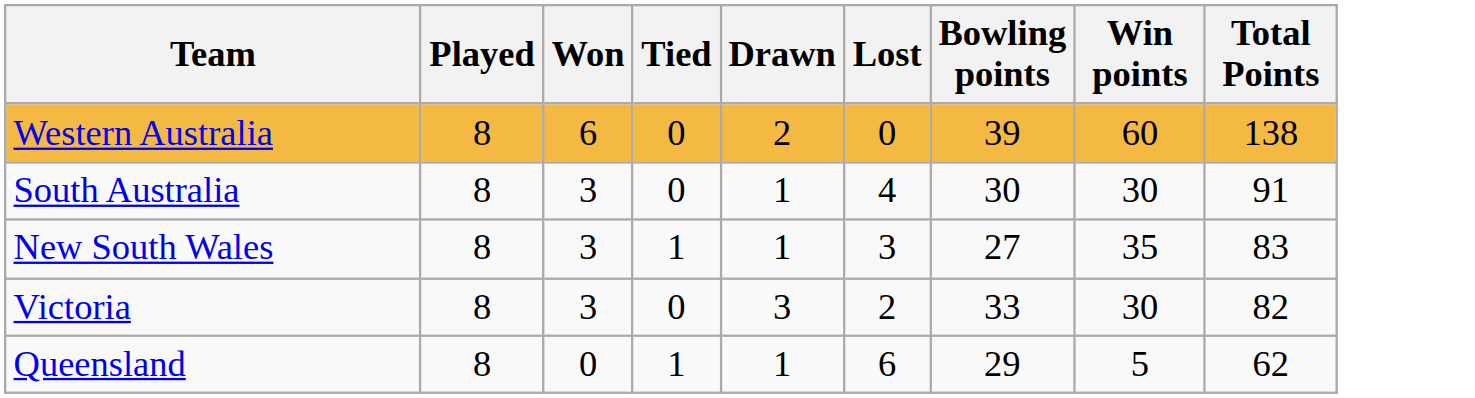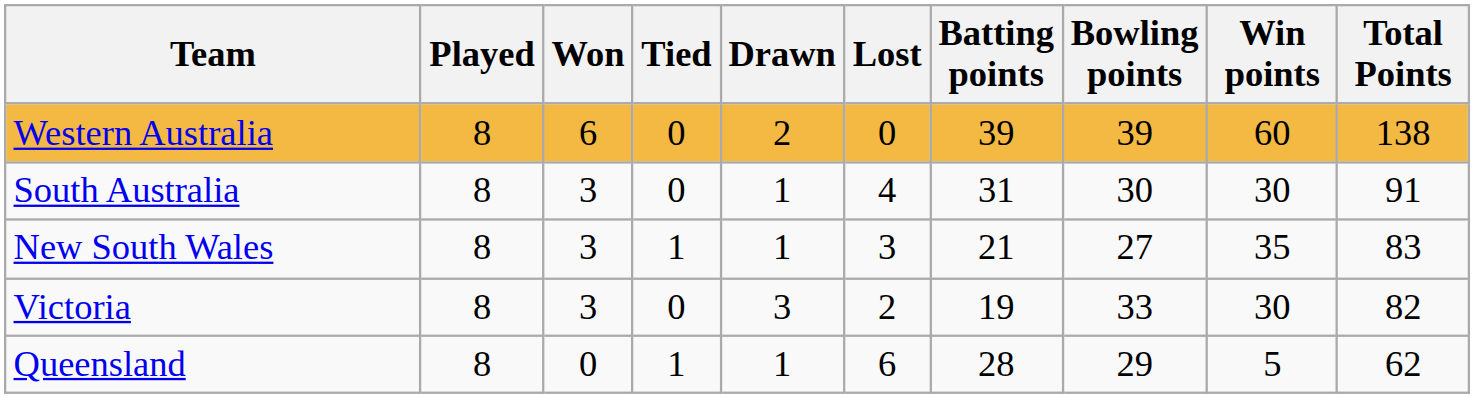+ column: (996, 53)
